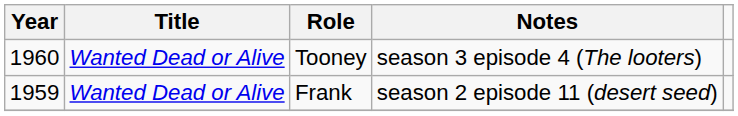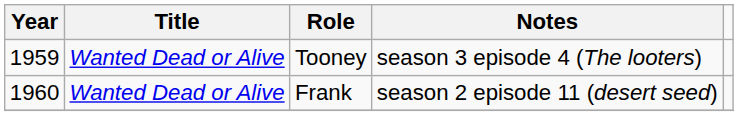(35, 57) 1960 -> (35, 57) 1959
(35, 92) 1959 -> (35, 92) 1960
